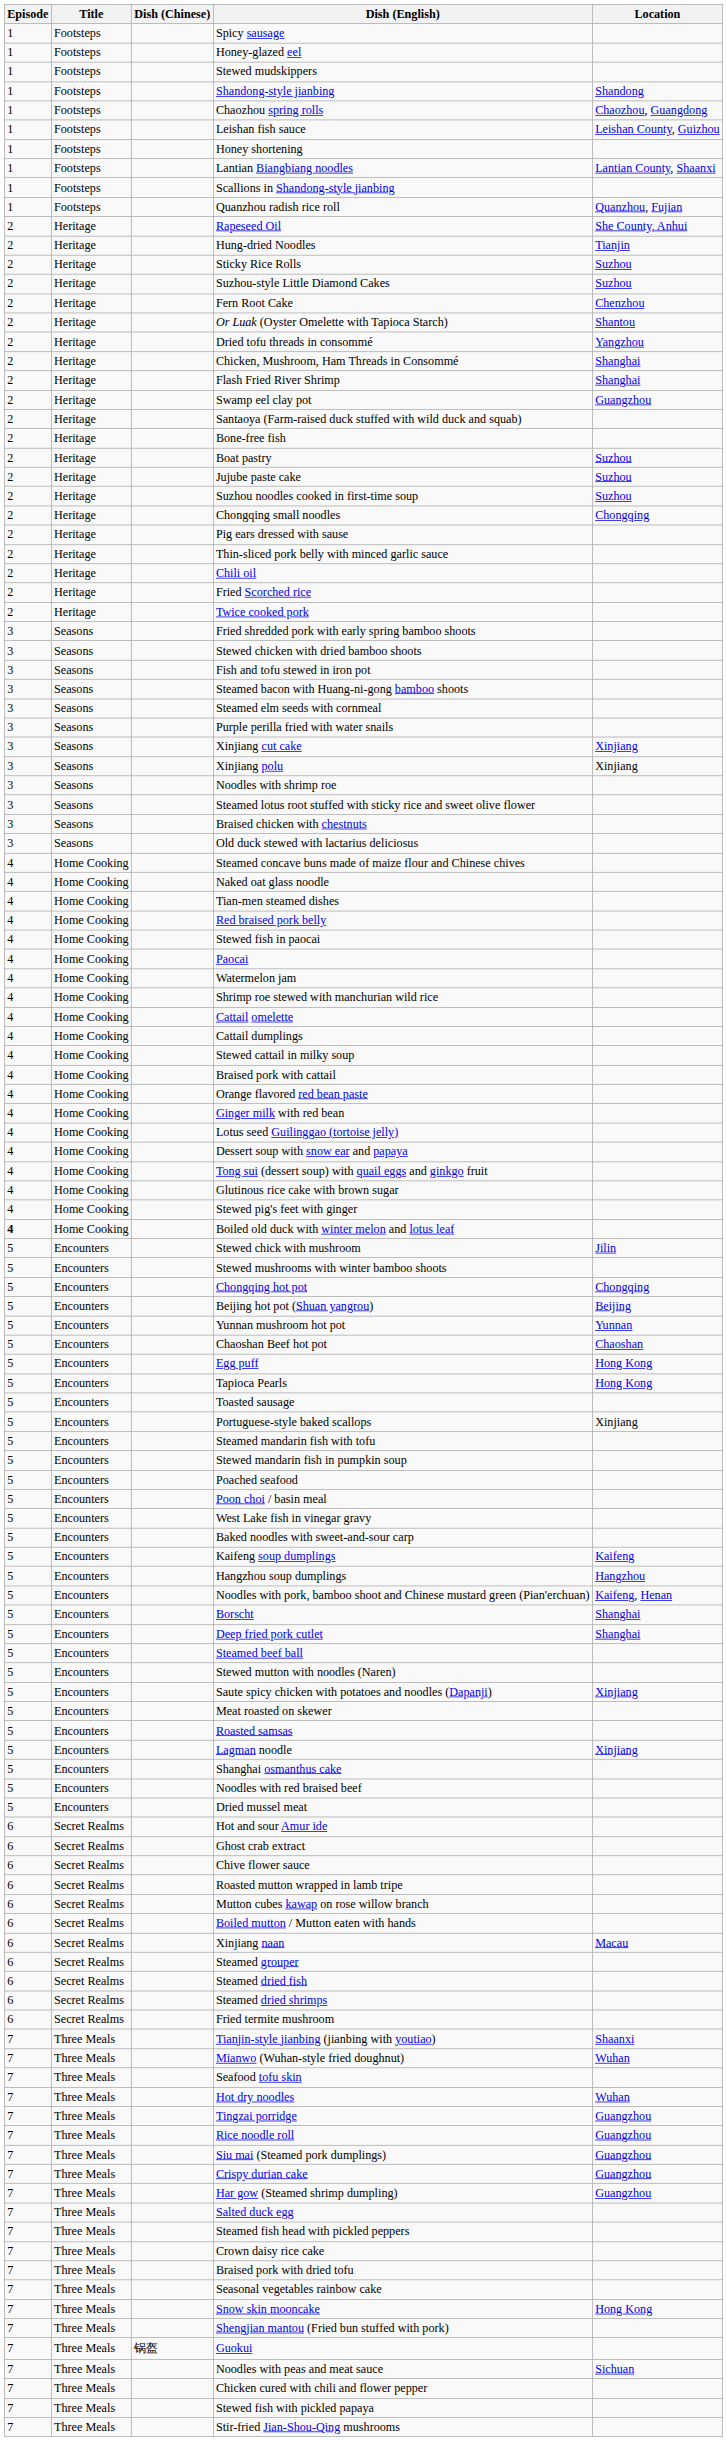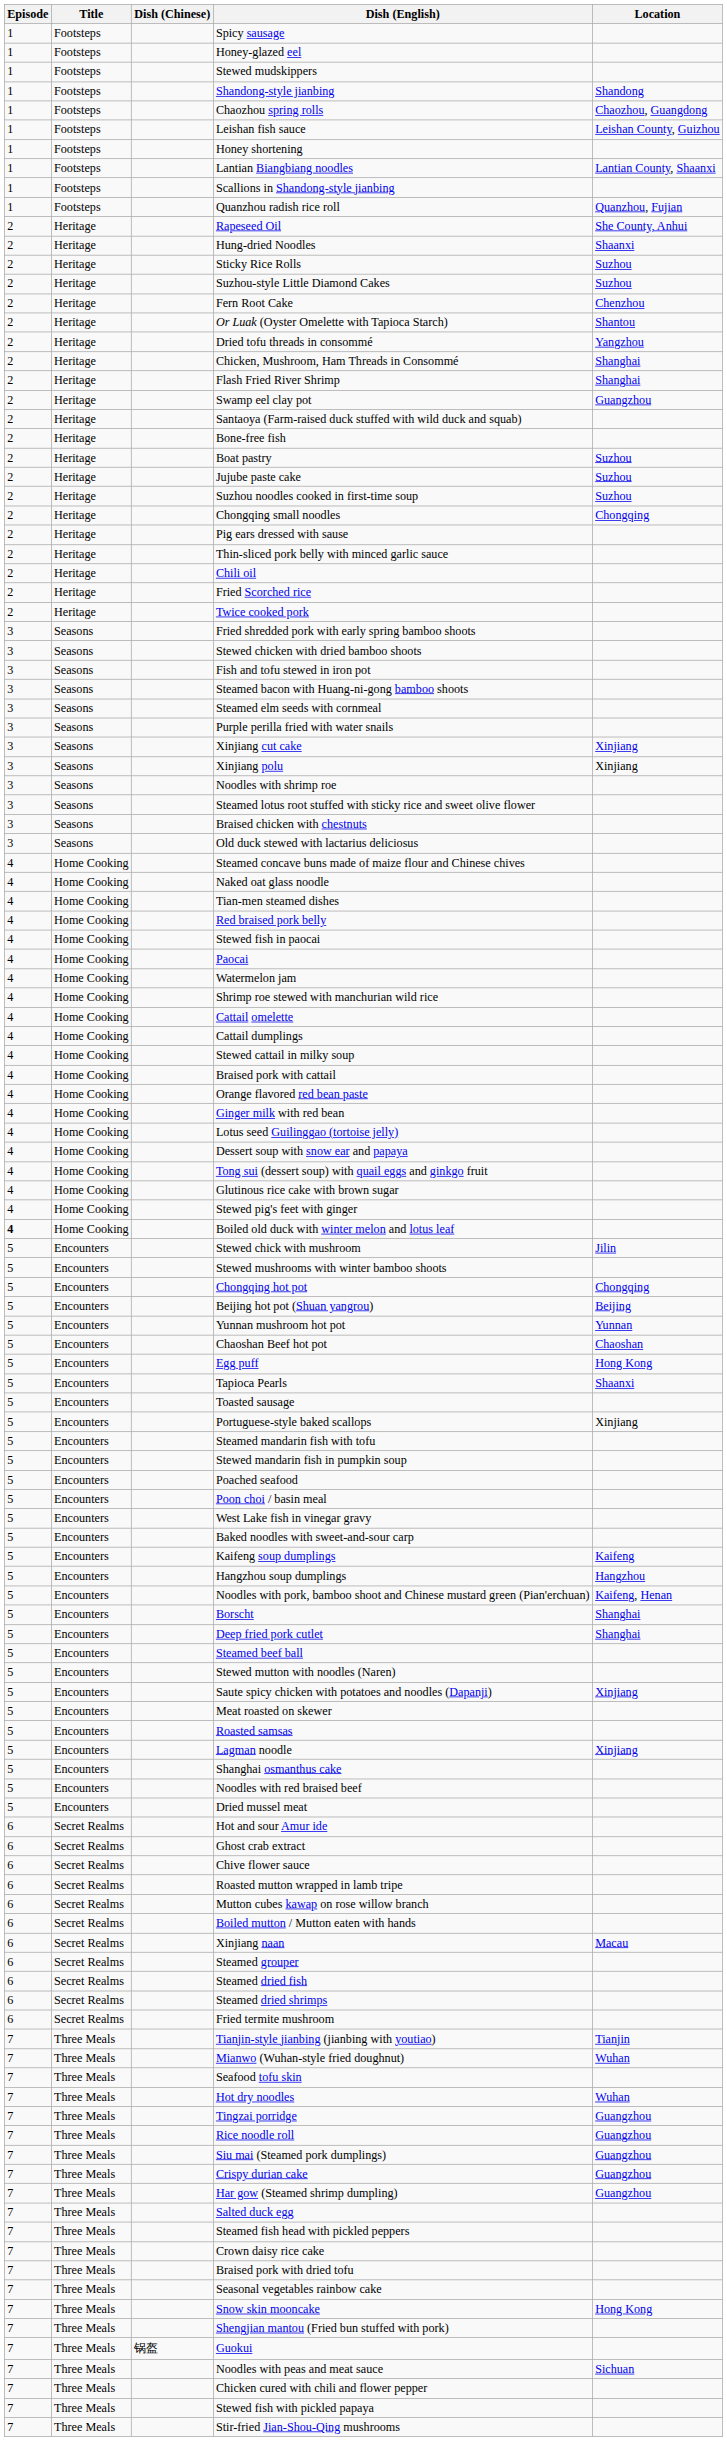(613, 245) Tianjin -> (615, 245) Shaanxi
(624, 1383) Hong Kong -> (615, 1383) Shaanxi
(615, 2039) Shaanxi -> (613, 2039) Tianjin
